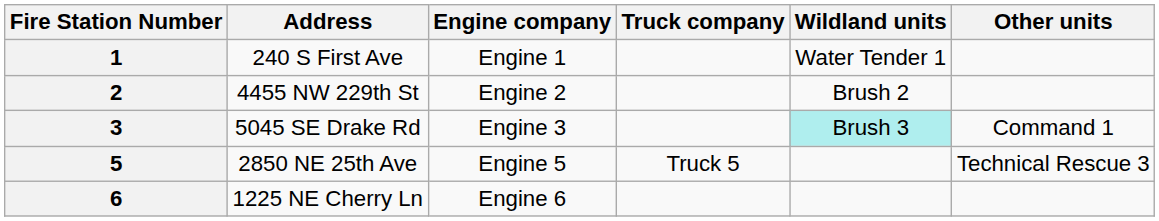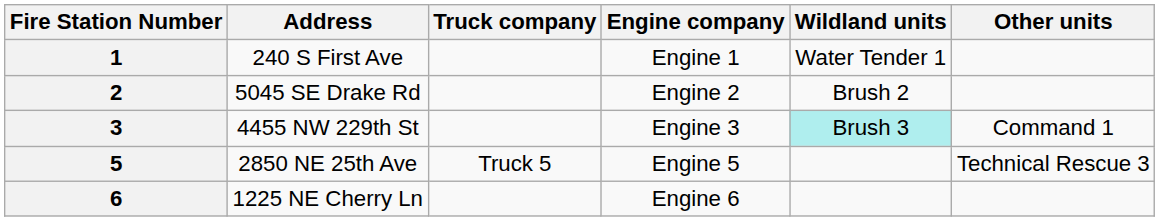columns swapped: (522, 22) <-> (703, 22)
(328, 92) 4455 NW 229th St -> (328, 92) 5045 SE Drake Rd
(328, 127) 5045 SE Drake Rd -> (328, 127) 4455 NW 229th St
